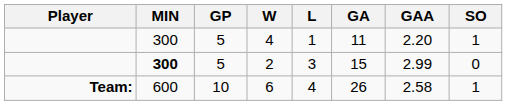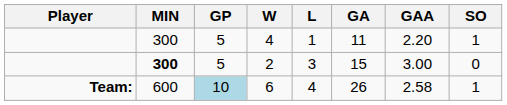(417, 64) 2.99 -> (417, 64) 3.00
(221, 87) no background -> (221, 87) lightblue background
